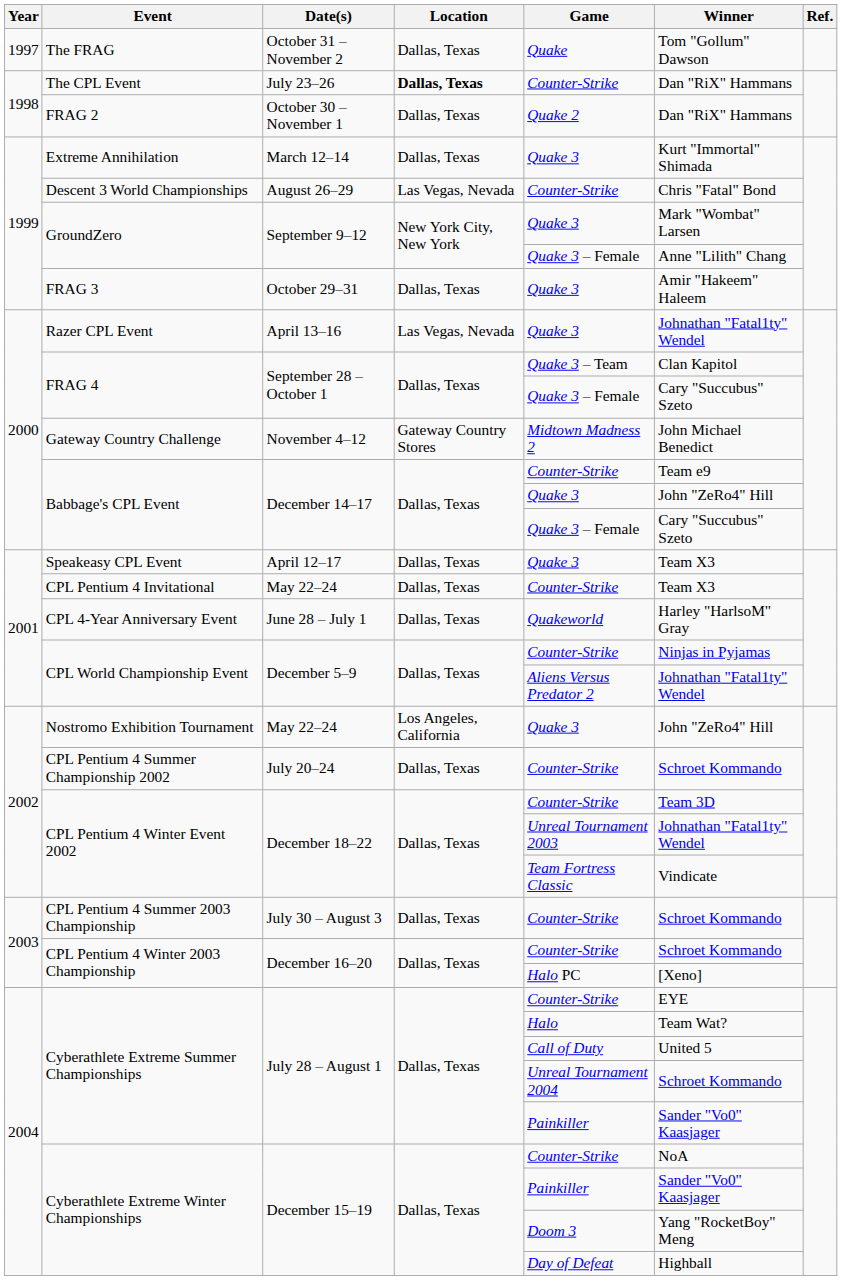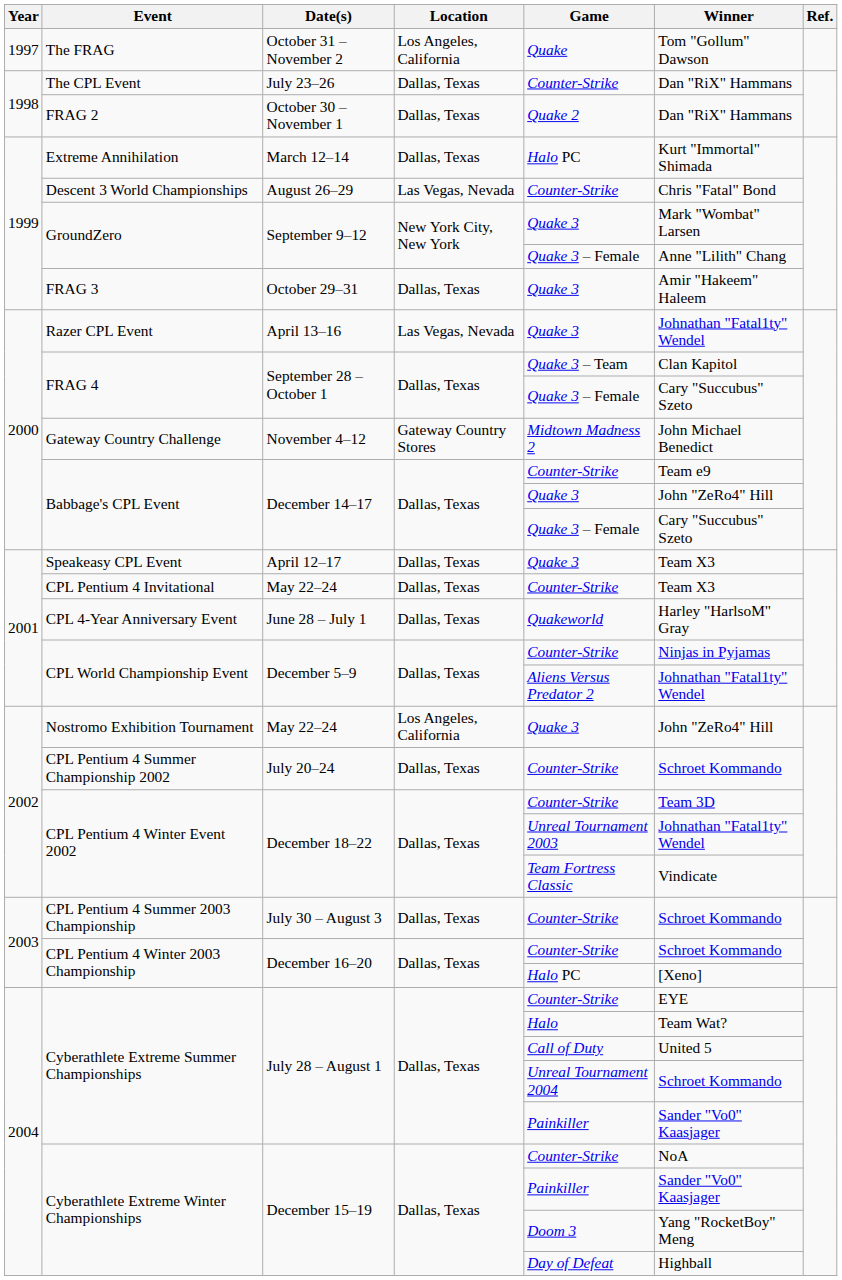(439, 49) Dallas, Texas -> (438, 49) Los Angeles, California
(440, 82) bold -> (439, 82) normal
(553, 157) Quake 3 -> (554, 157) Halo PC
